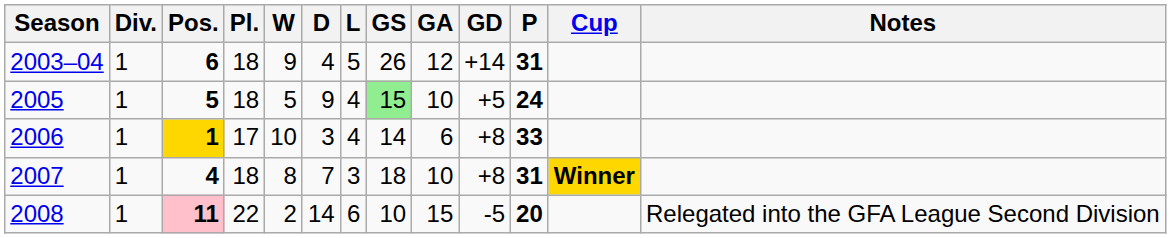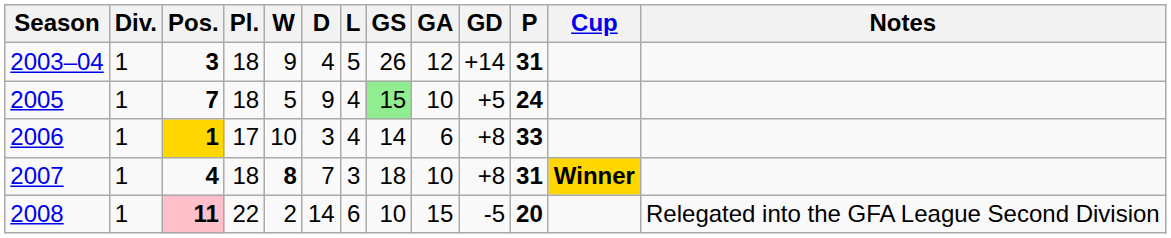(212, 61) 6 -> (212, 61) 3
(212, 99) 5 -> (212, 99) 7
(290, 175) normal -> (290, 175) bold
